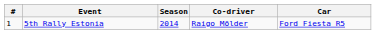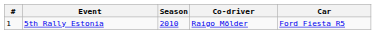(169, 23) 2014 -> (169, 23) 2010
